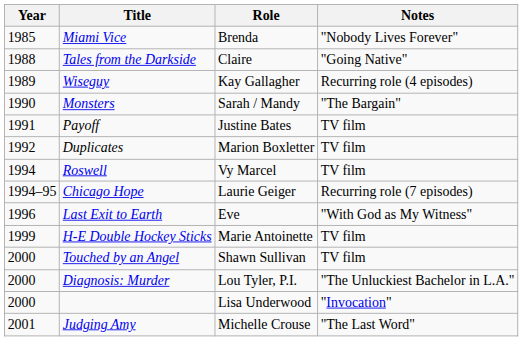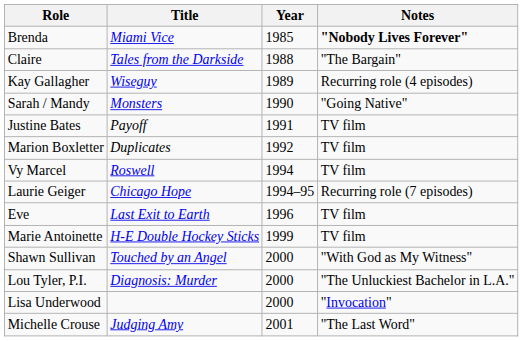columns swapped: (32, 15) <-> (266, 15)
(389, 37) normal -> (394, 37) bold
(364, 59) "Going Native" -> (361, 59) "The Bargain"
(361, 103) "The Bargain" -> (364, 103) "Going Native"
(396, 214) "With God as My Witness" -> (343, 214) TV film
(343, 258) TV film -> (396, 258) "With God as My Witness"
